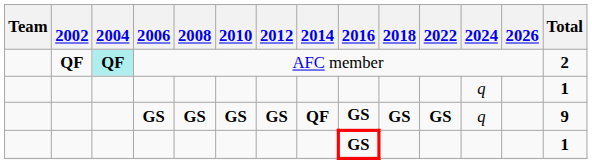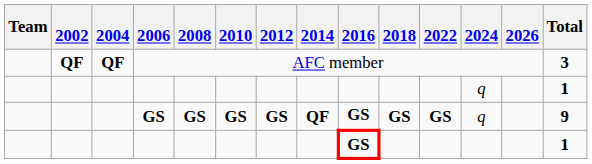(113, 62) paleturquoise background -> (113, 62) no background
(565, 62) 2 -> (565, 62) 3
